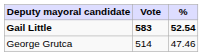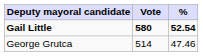(143, 28) 583 -> (143, 28) 580
